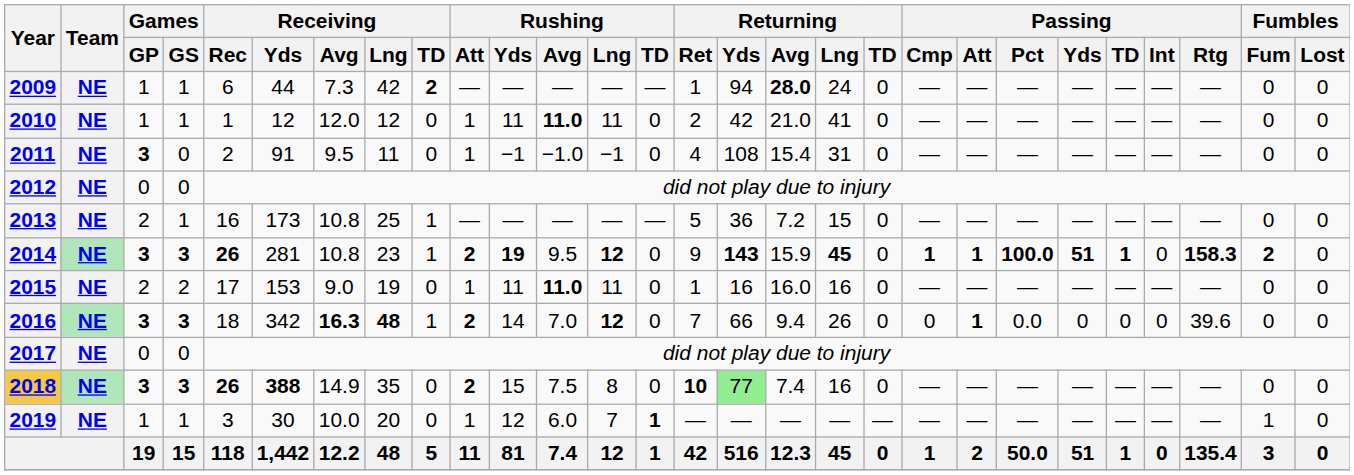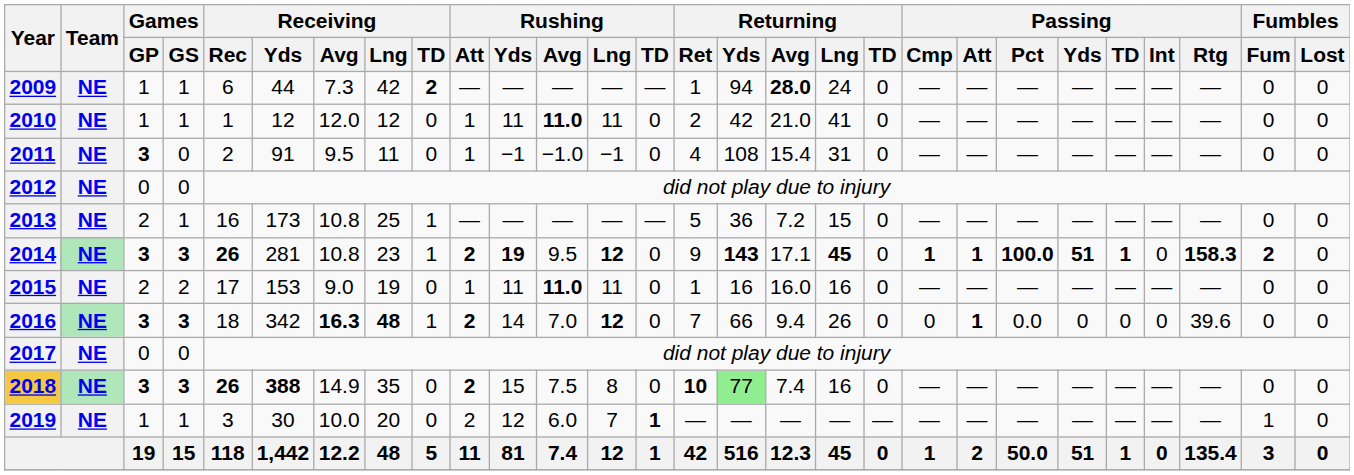(790, 253) 15.9 -> (790, 253) 17.1
(469, 420) 1 -> (469, 420) 2
